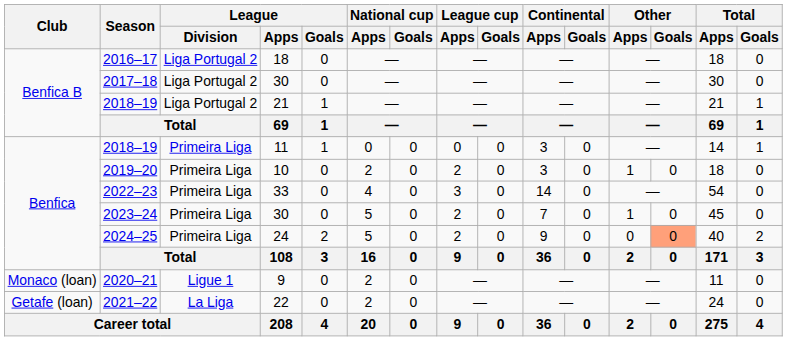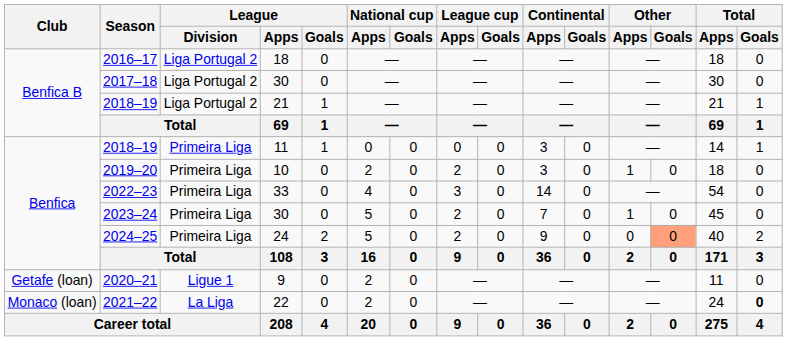(52, 280) Monaco (loan) -> (52, 280) Getafe (loan)
(52, 302) Getafe (loan) -> (52, 302) Monaco (loan)
(760, 302) normal -> (760, 302) bold
